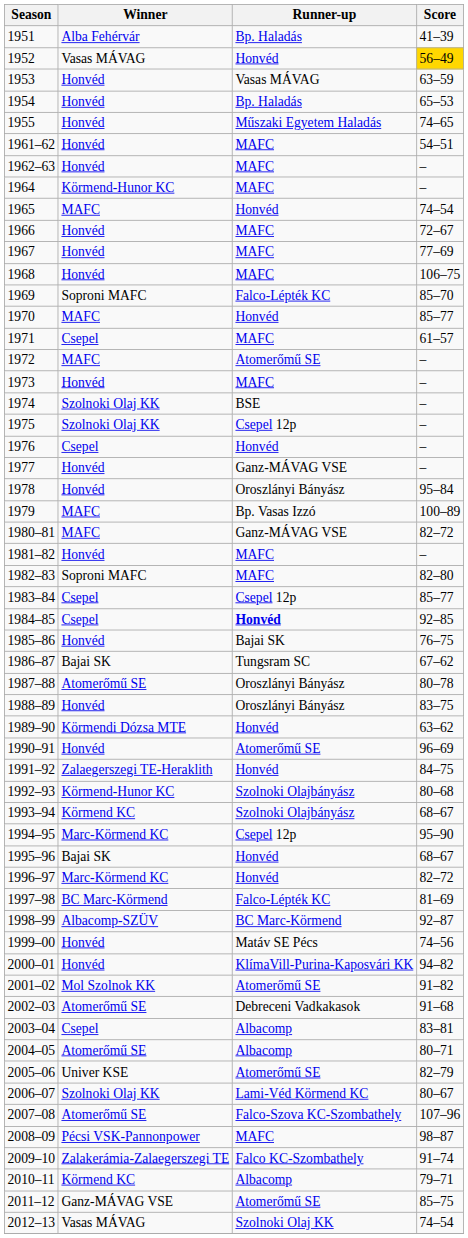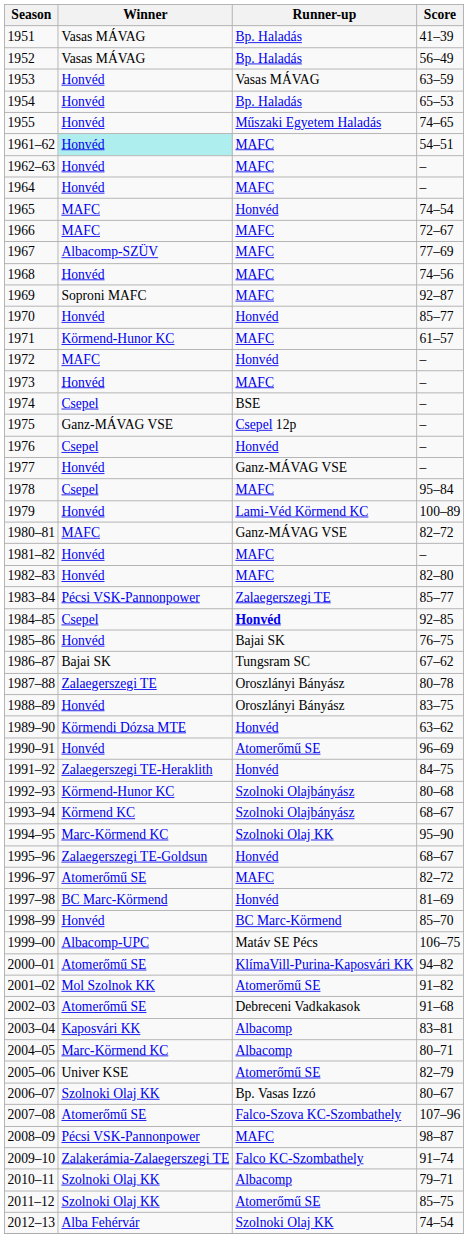(101, 36) Alba Fehérvár -> (103, 36) Vasas MÁVAG
(257, 58) Honvéd -> (269, 58) Bp. Haladás
(437, 58) gold background -> (437, 58) no background
(83, 144) no background -> (83, 144) paleturquoise background
(118, 187) Körmend-Hunor KC -> (83, 187) Honvéd
(83, 230) Honvéd -> (81, 230) MAFC
(83, 252) Honvéd -> (110, 252) Albacomp-SZÜV
(440, 274) 106–75 -> (437, 274) 74–56
(283, 295) Falco-Lépték KC -> (255, 295) MAFC
(437, 295) 85–70 -> (437, 295) 92–87
(81, 317) MAFC -> (83, 317) Honvéd
(80, 338) Csepel -> (118, 338) Körmend-Hunor KC
(278, 360) Atomerőmű SE -> (257, 360) Honvéd
(111, 403) Szolnoki Olaj KK -> (80, 403) Csepel
(111, 425) Szolnoki Olaj KK -> (117, 425) Ganz-MÁVAG VSE
(83, 489) Honvéd -> (80, 489) Csepel
(290, 489) Oroszlányi Bányász -> (255, 489) MAFC
(81, 511) MAFC -> (83, 511) Honvéd
(276, 511) Bp. Vasas Izzó -> (302, 511) Lami-Véd Körmend KC
(104, 576) Soproni MAFC -> (83, 576) Honvéd
(80, 597) Csepel -> (131, 597) Pécsi VSK-Pannonpower
(266, 597) Csepel 12p -> (283, 597) Zalaegerszegi TE
(104, 683) Atomerőmű SE -> (109, 683) Zalaegerszegi TE
(266, 834) Csepel 12p -> (285, 834) Szolnoki Olaj KK
(86, 856) Bajai SK -> (134, 856) Zalaegerszegi TE-Goldsun
(115, 878) Marc-Körmend KC -> (104, 878) Atomerőmű SE
(257, 878) Honvéd -> (255, 878) MAFC
(283, 899) Falco-Lépték KC -> (257, 899) Honvéd
(110, 921) Albacomp-SZÜV -> (83, 921) Honvéd
(437, 921) 92–87 -> (437, 921) 85–70
(83, 942) Honvéd -> (105, 942) Albacomp-UPC
(437, 942) 74–56 -> (440, 942) 106–75
(83, 964) Honvéd -> (104, 964) Atomerőmű SE
(80, 1029) Csepel -> (101, 1029) Kaposvári KK
(104, 1050) Atomerőmű SE -> (115, 1050) Marc-Körmend KC
(302, 1093) Lami-Véd Körmend KC -> (276, 1093) Bp. Vasas Izzó
(98, 1179) Körmend KC -> (111, 1179) Szolnoki Olaj KK
(117, 1201) Ganz-MÁVAG VSE -> (111, 1201) Szolnoki Olaj KK
(103, 1223) Vasas MÁVAG -> (101, 1223) Alba Fehérvár
